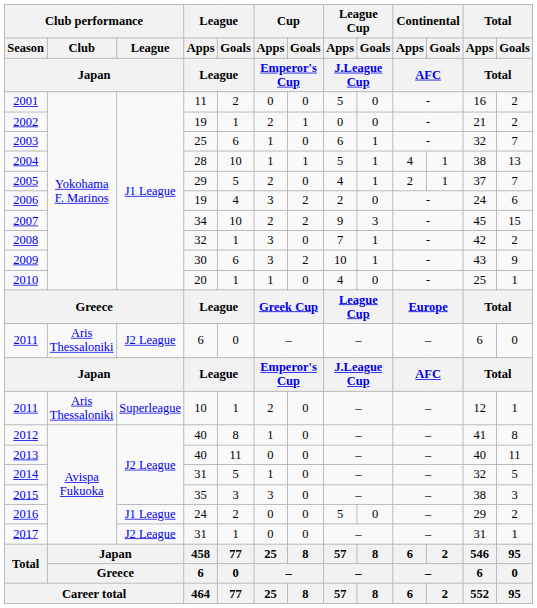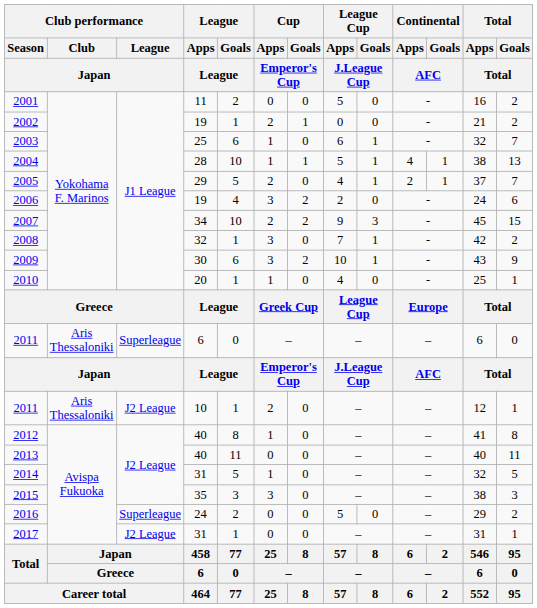(150, 340) J2 League -> (150, 340) Superleague
(150, 408) Superleague -> (150, 408) J2 League
(150, 514) J1 League -> (150, 514) Superleague
